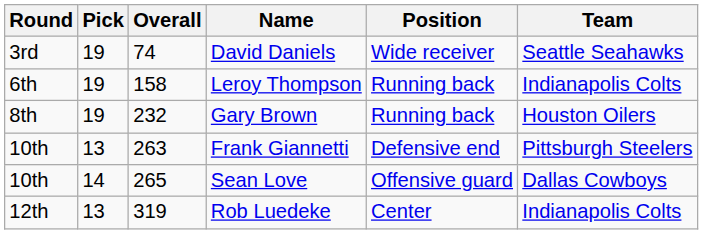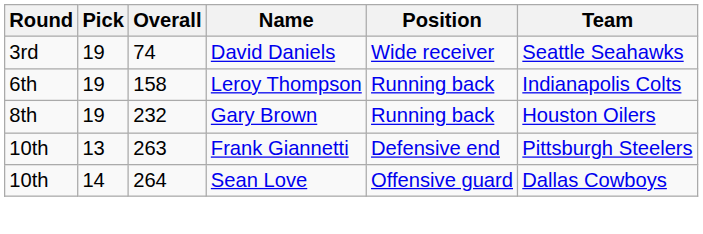(150, 180) 265 -> (150, 180) 264
- row: (271, 212)
